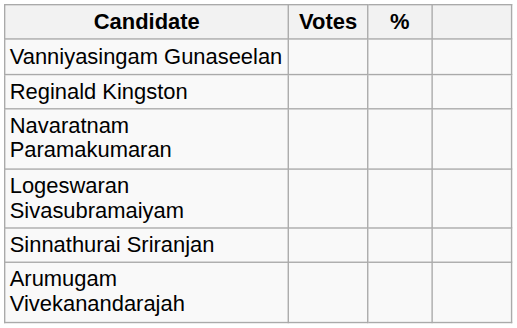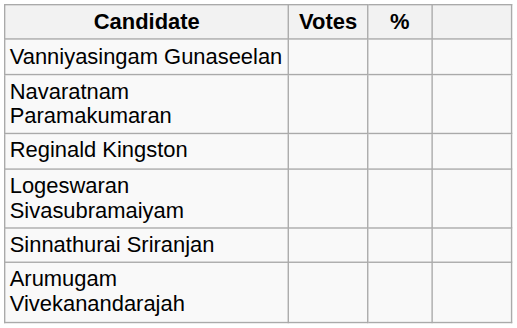rows swapped: (99, 91) <-> (91, 138)
